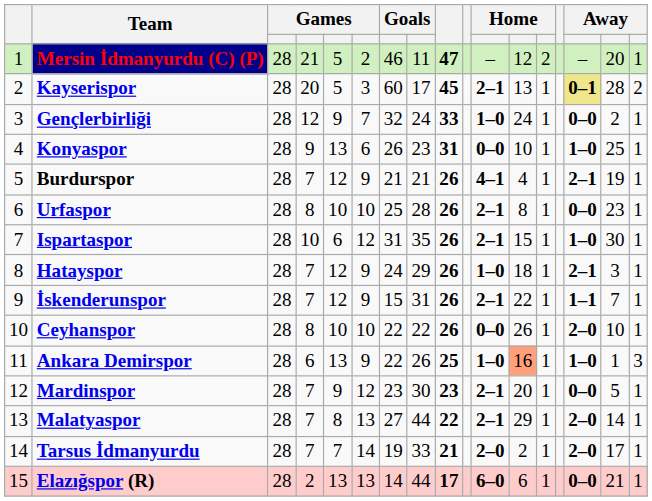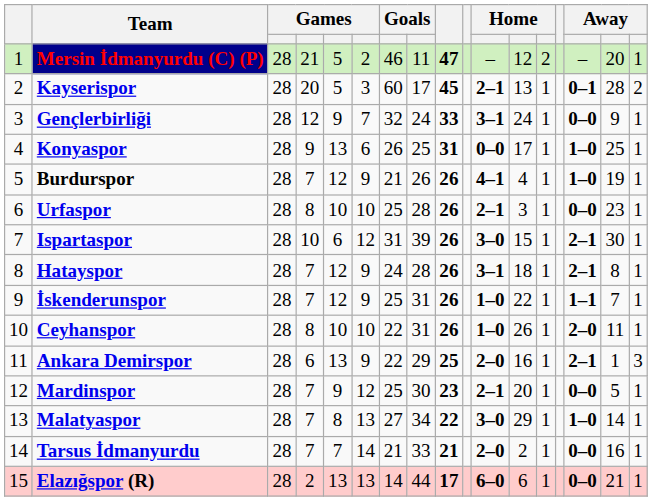(582, 88) khaki background -> (582, 88) no background
(490, 118) 1–0 -> (490, 118) 3–1
(615, 118) 2 -> (615, 118) 9
(421, 149) 23 -> (421, 149) 25
(523, 149) 10 -> (523, 149) 17
(421, 179) 21 -> (421, 179) 26
(582, 179) 2–1 -> (582, 179) 1–0
(523, 209) 8 -> (523, 209) 3
(421, 239) 35 -> (421, 239) 39
(490, 239) 2–1 -> (490, 239) 3–0
(582, 239) 1–0 -> (582, 239) 2–1
(421, 269) 29 -> (421, 269) 28
(490, 269) 1–0 -> (490, 269) 3–1
(615, 269) 3 -> (615, 269) 8
(393, 300) 15 -> (393, 300) 25
(490, 300) 2–1 -> (490, 300) 1–0
(421, 330) 22 -> (421, 330) 31
(490, 330) 0–0 -> (490, 330) 1–0
(615, 330) 10 -> (615, 330) 11
(421, 360) 26 -> (421, 360) 29
(490, 360) 1–0 -> (490, 360) 2–0
(523, 360) lightsalmon background -> (523, 360) no background
(582, 360) 1–0 -> (582, 360) 2–1
(393, 390) 23 -> (393, 390) 25
(421, 420) 44 -> (421, 420) 34
(490, 420) 2–1 -> (490, 420) 3–0
(582, 420) 2–0 -> (582, 420) 1–0
(393, 451) 19 -> (393, 451) 21
(582, 451) 2–0 -> (582, 451) 0–0
(615, 451) 17 -> (615, 451) 16
